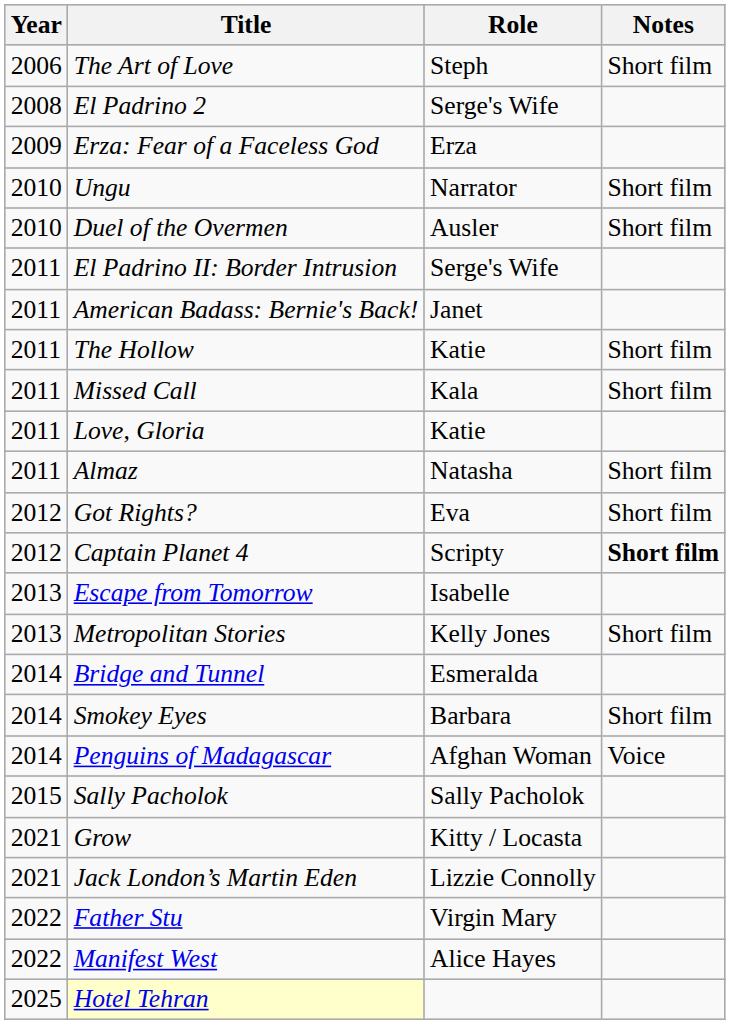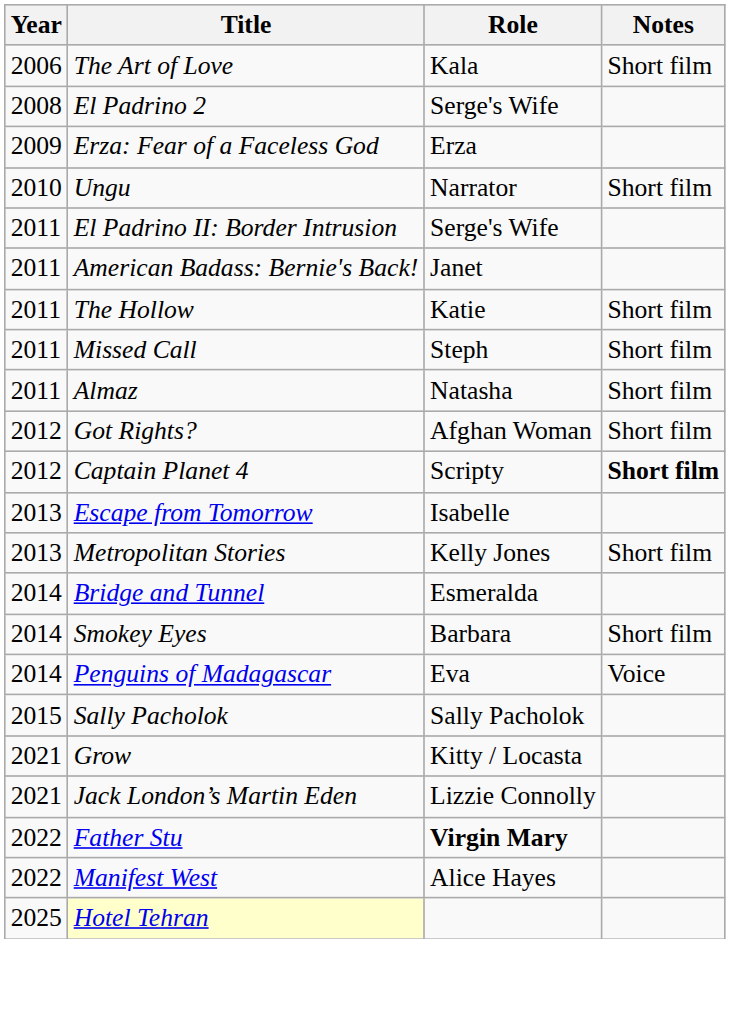(459, 65) Steph -> (454, 65) Kala
- row: (181, 227)
(454, 390) Kala -> (459, 349) Steph
- row: (139, 430)
(450, 512) Eva -> (511, 430) Afghan Woman
(511, 755) Afghan Woman -> (450, 674) Eva
(493, 918) normal -> (499, 836) bold
